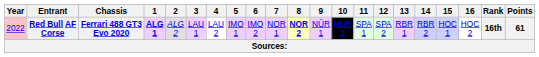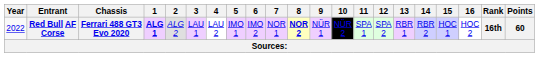(15, 28) pink background -> (15, 28) no background
(520, 28) 61 -> (520, 28) 60
